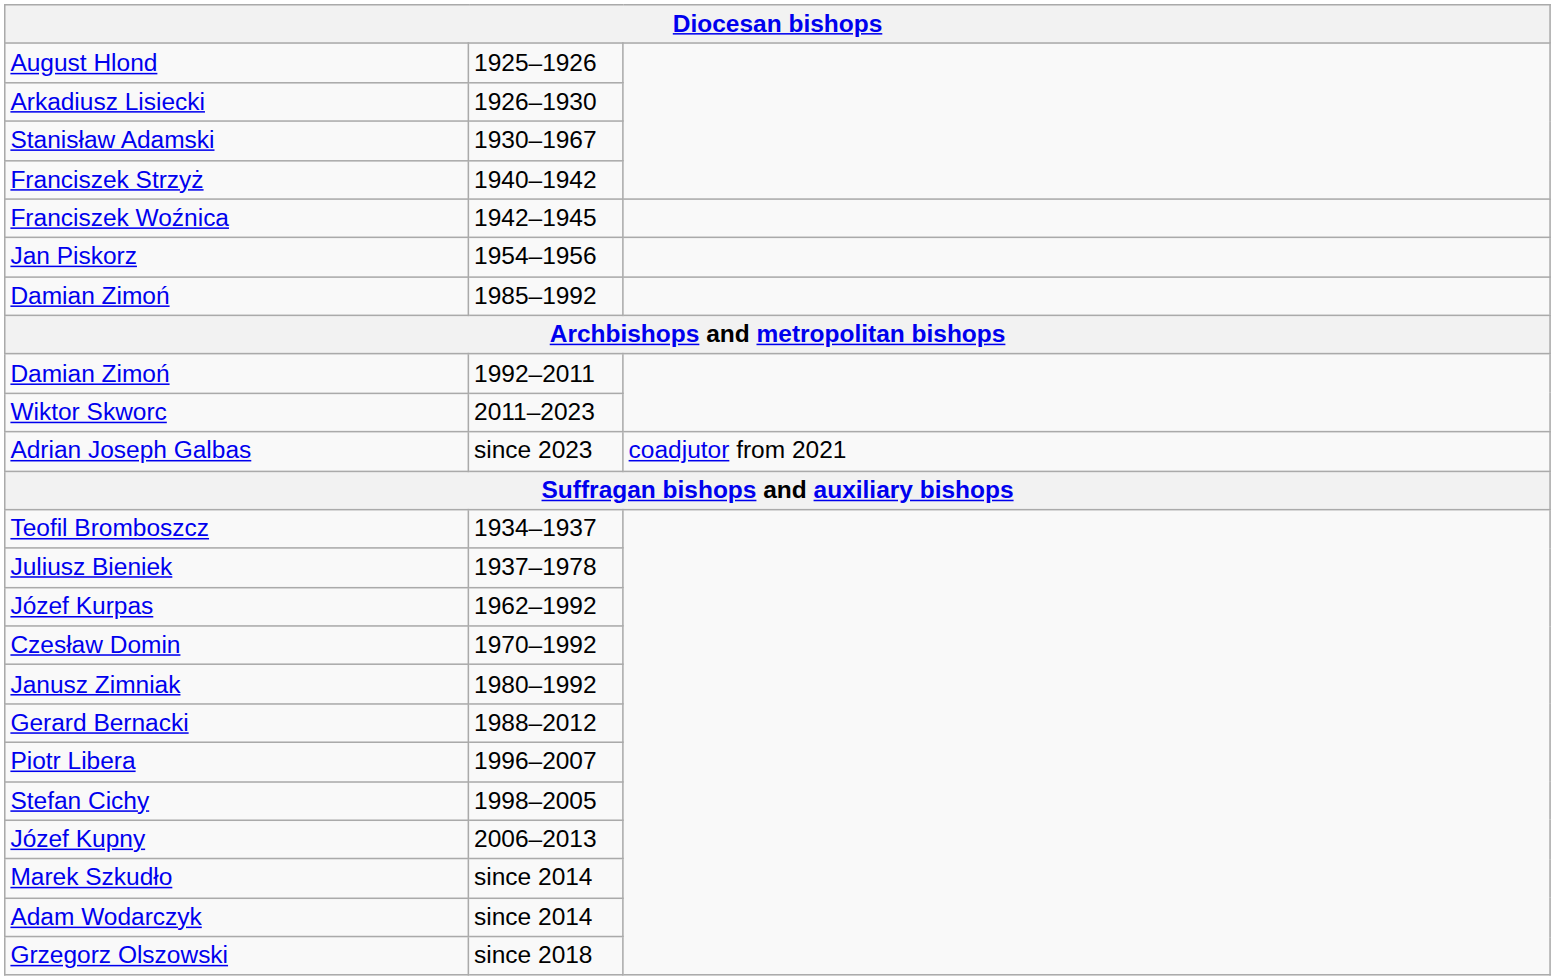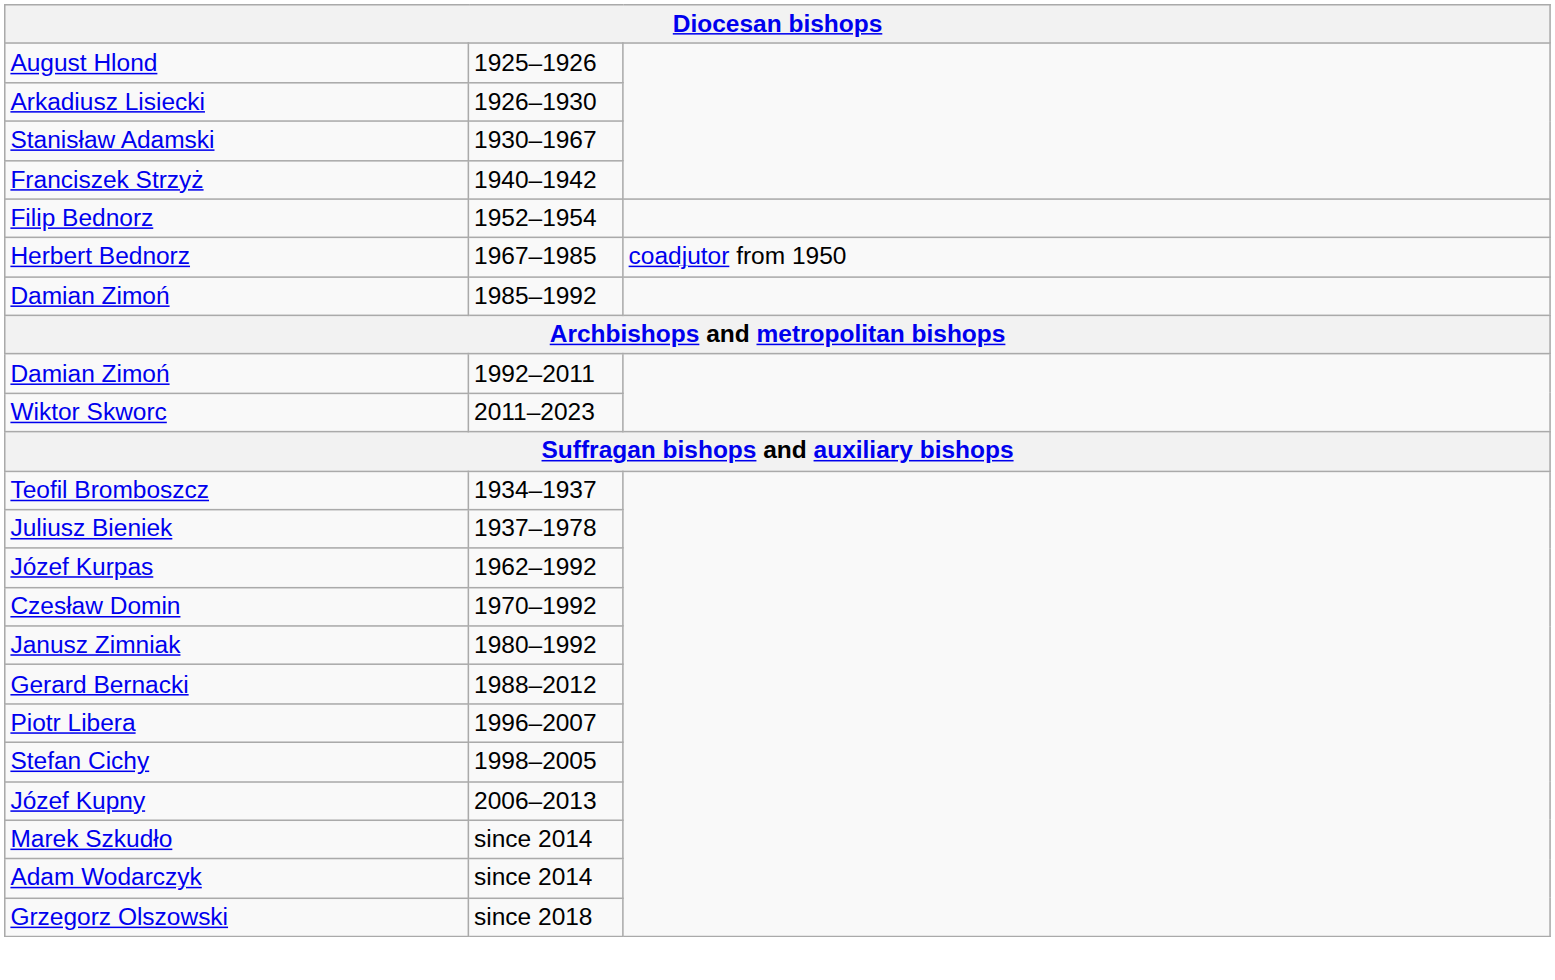- row: (120, 218)
+ row: (82, 218)
- row: (74, 256)
+ row: (100, 256)
- row: (131, 450)
